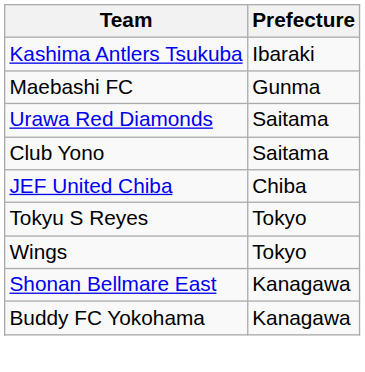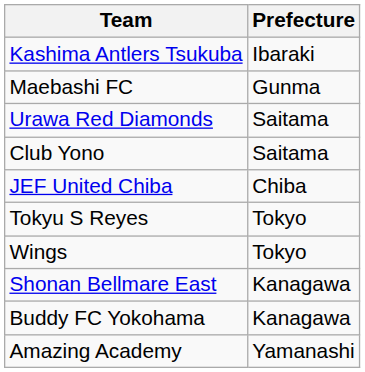+ row: (96, 350)
